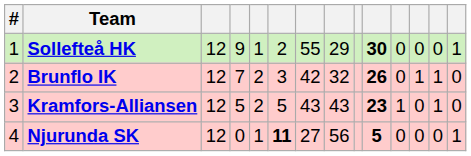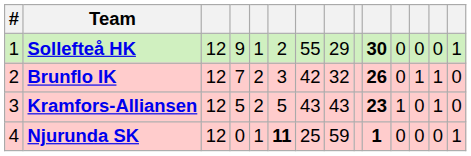(310, 135) 27 -> (310, 135) 25
(339, 135) 56 -> (339, 135) 59
(377, 135) 5 -> (377, 135) 1
